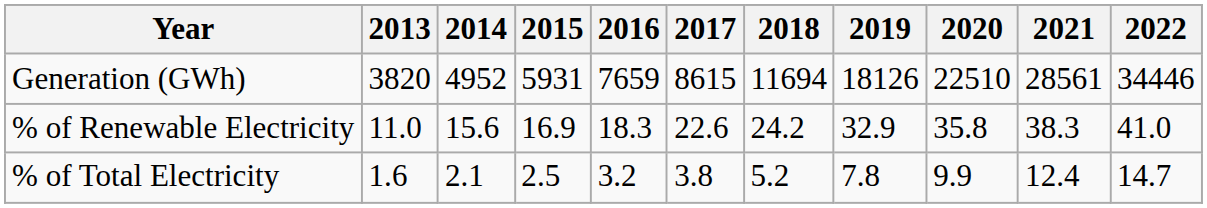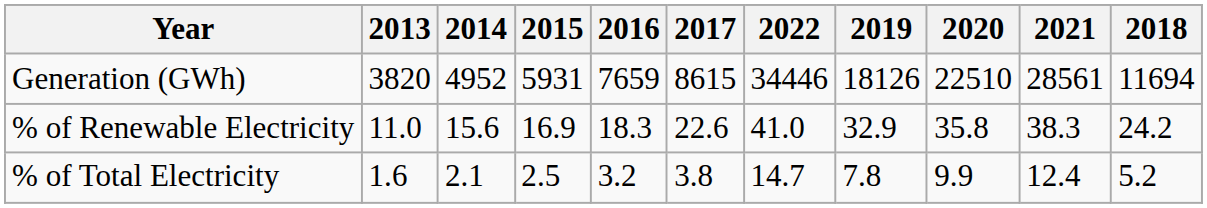columns swapped: (789, 29) <-> (1156, 29)
